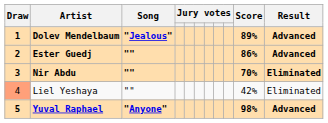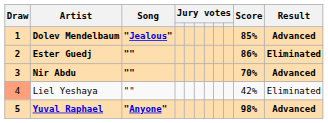(249, 36) 89% -> (249, 36) 85%
(294, 54) Advanced -> (294, 54) Eliminated
(294, 72) Eliminated -> (294, 72) Advanced
